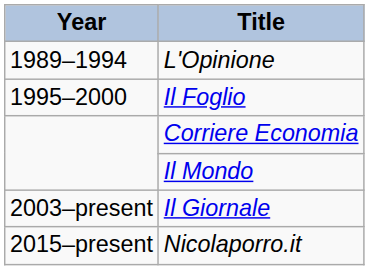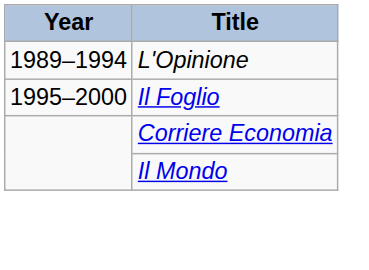- row: (217, 208)
- row: (233, 245)
